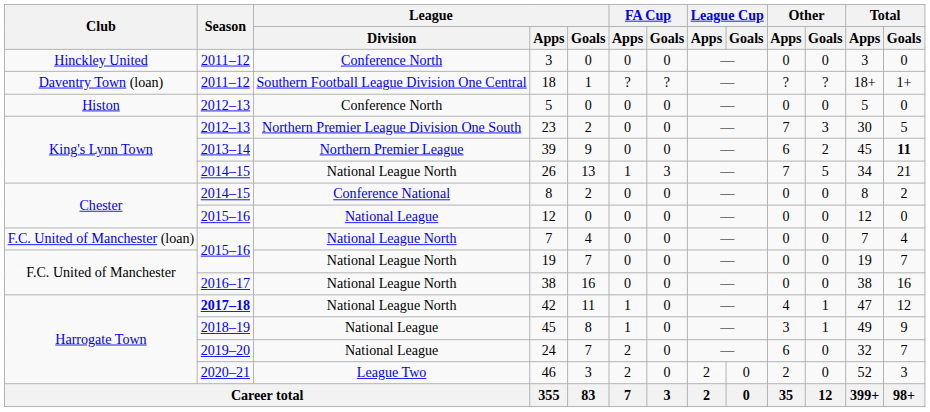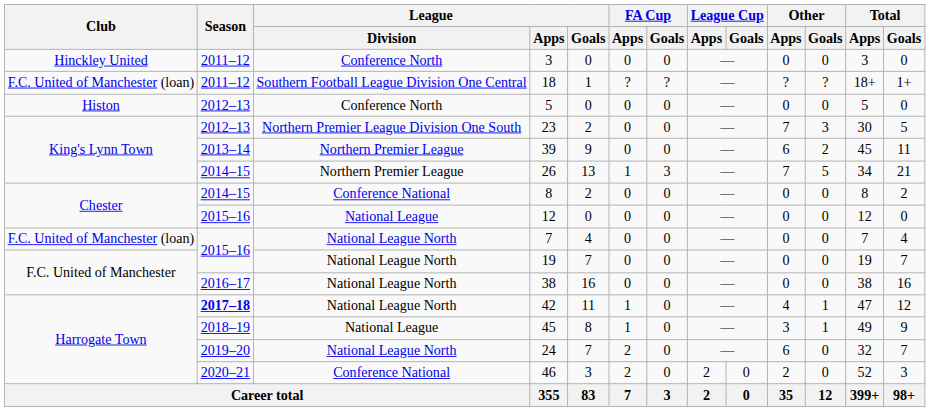(101, 82) Daventry Town (loan) -> (101, 82) F.C. United of Manchester (loan)
(904, 149) bold -> (904, 149) normal
(392, 171) National League North -> (392, 171) Northern Premier League
(392, 350) National League -> (392, 350) National League North
(392, 372) League Two -> (392, 372) Conference National
